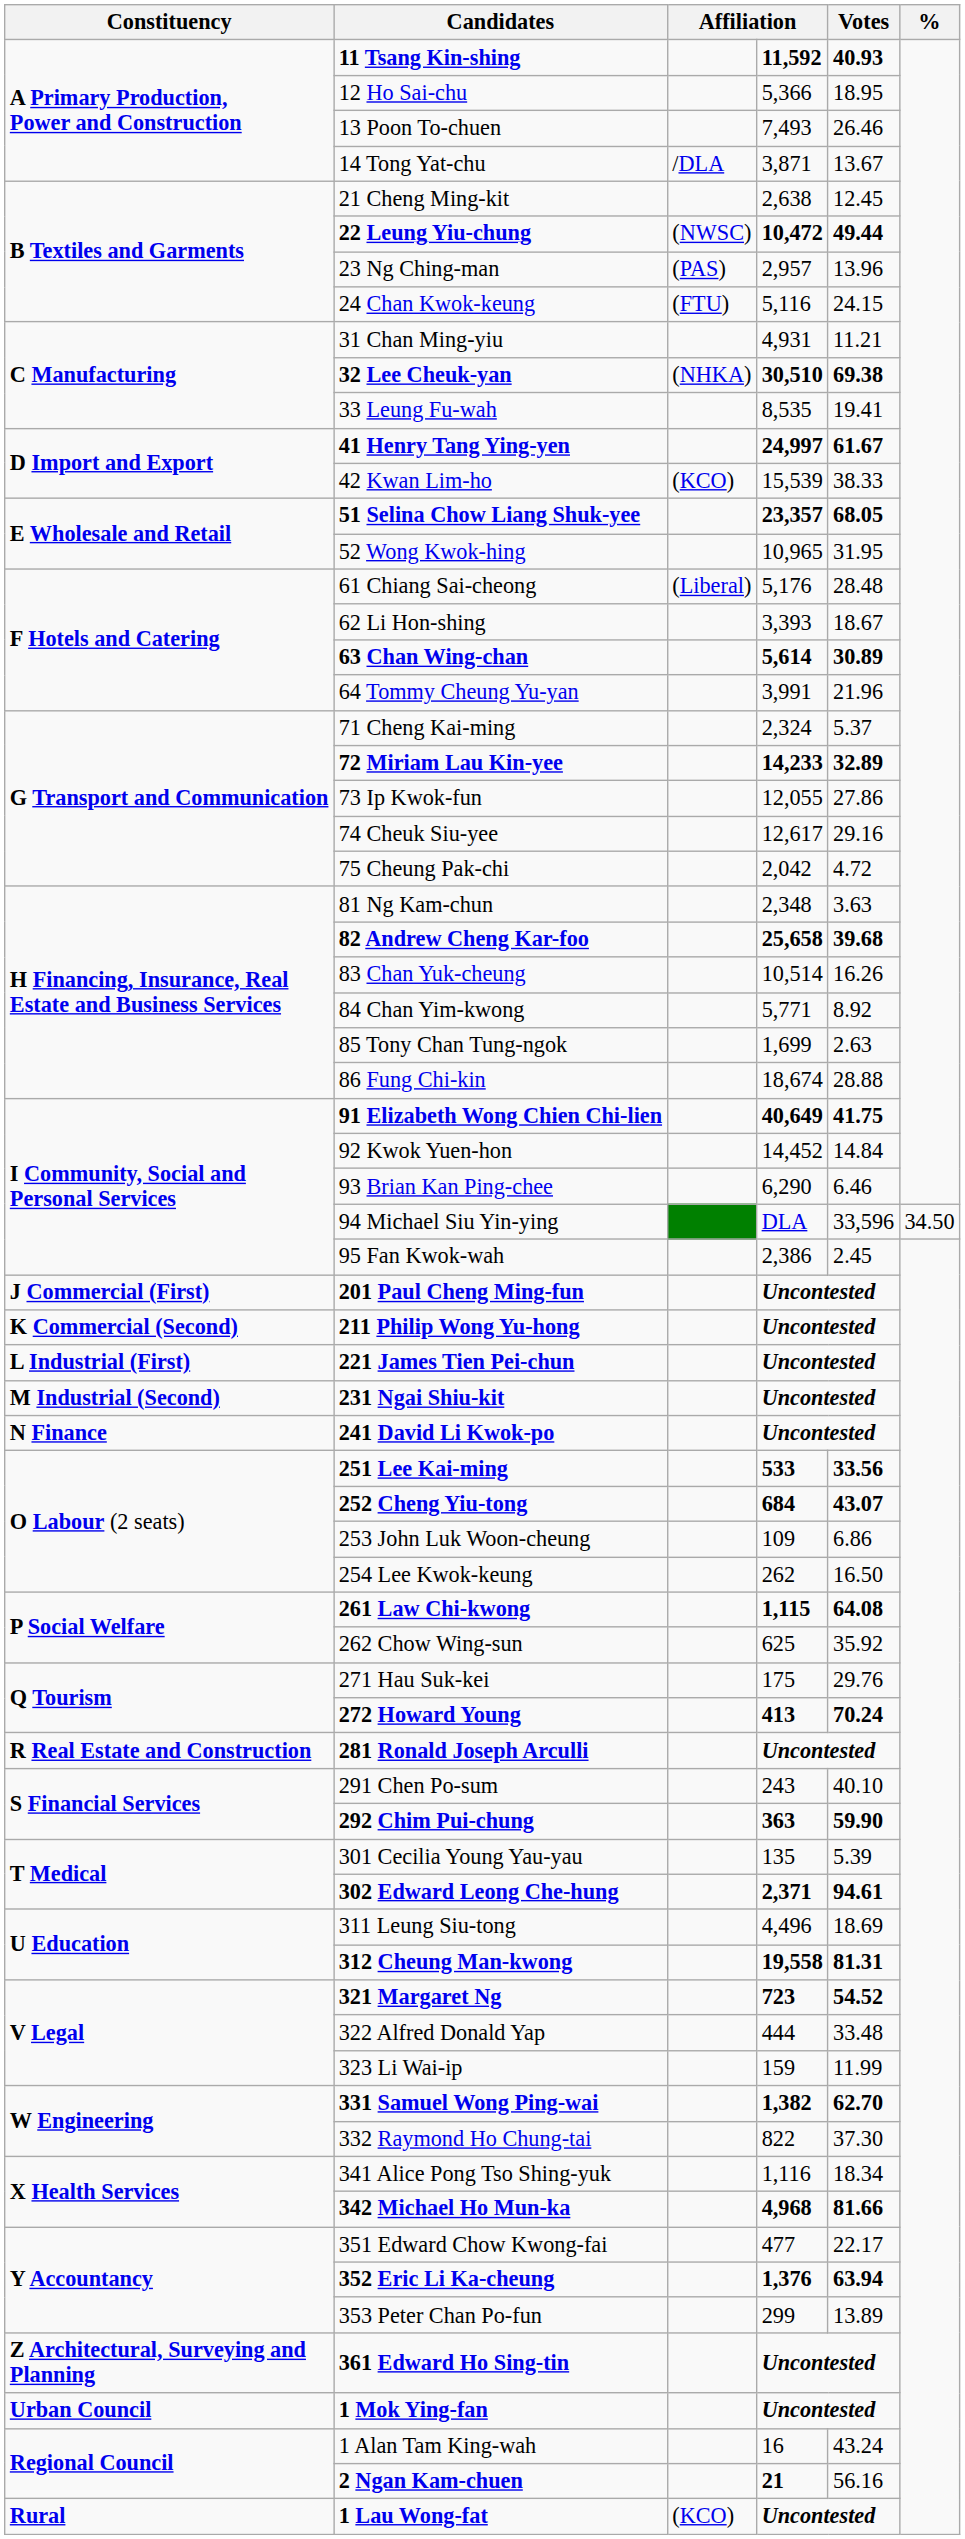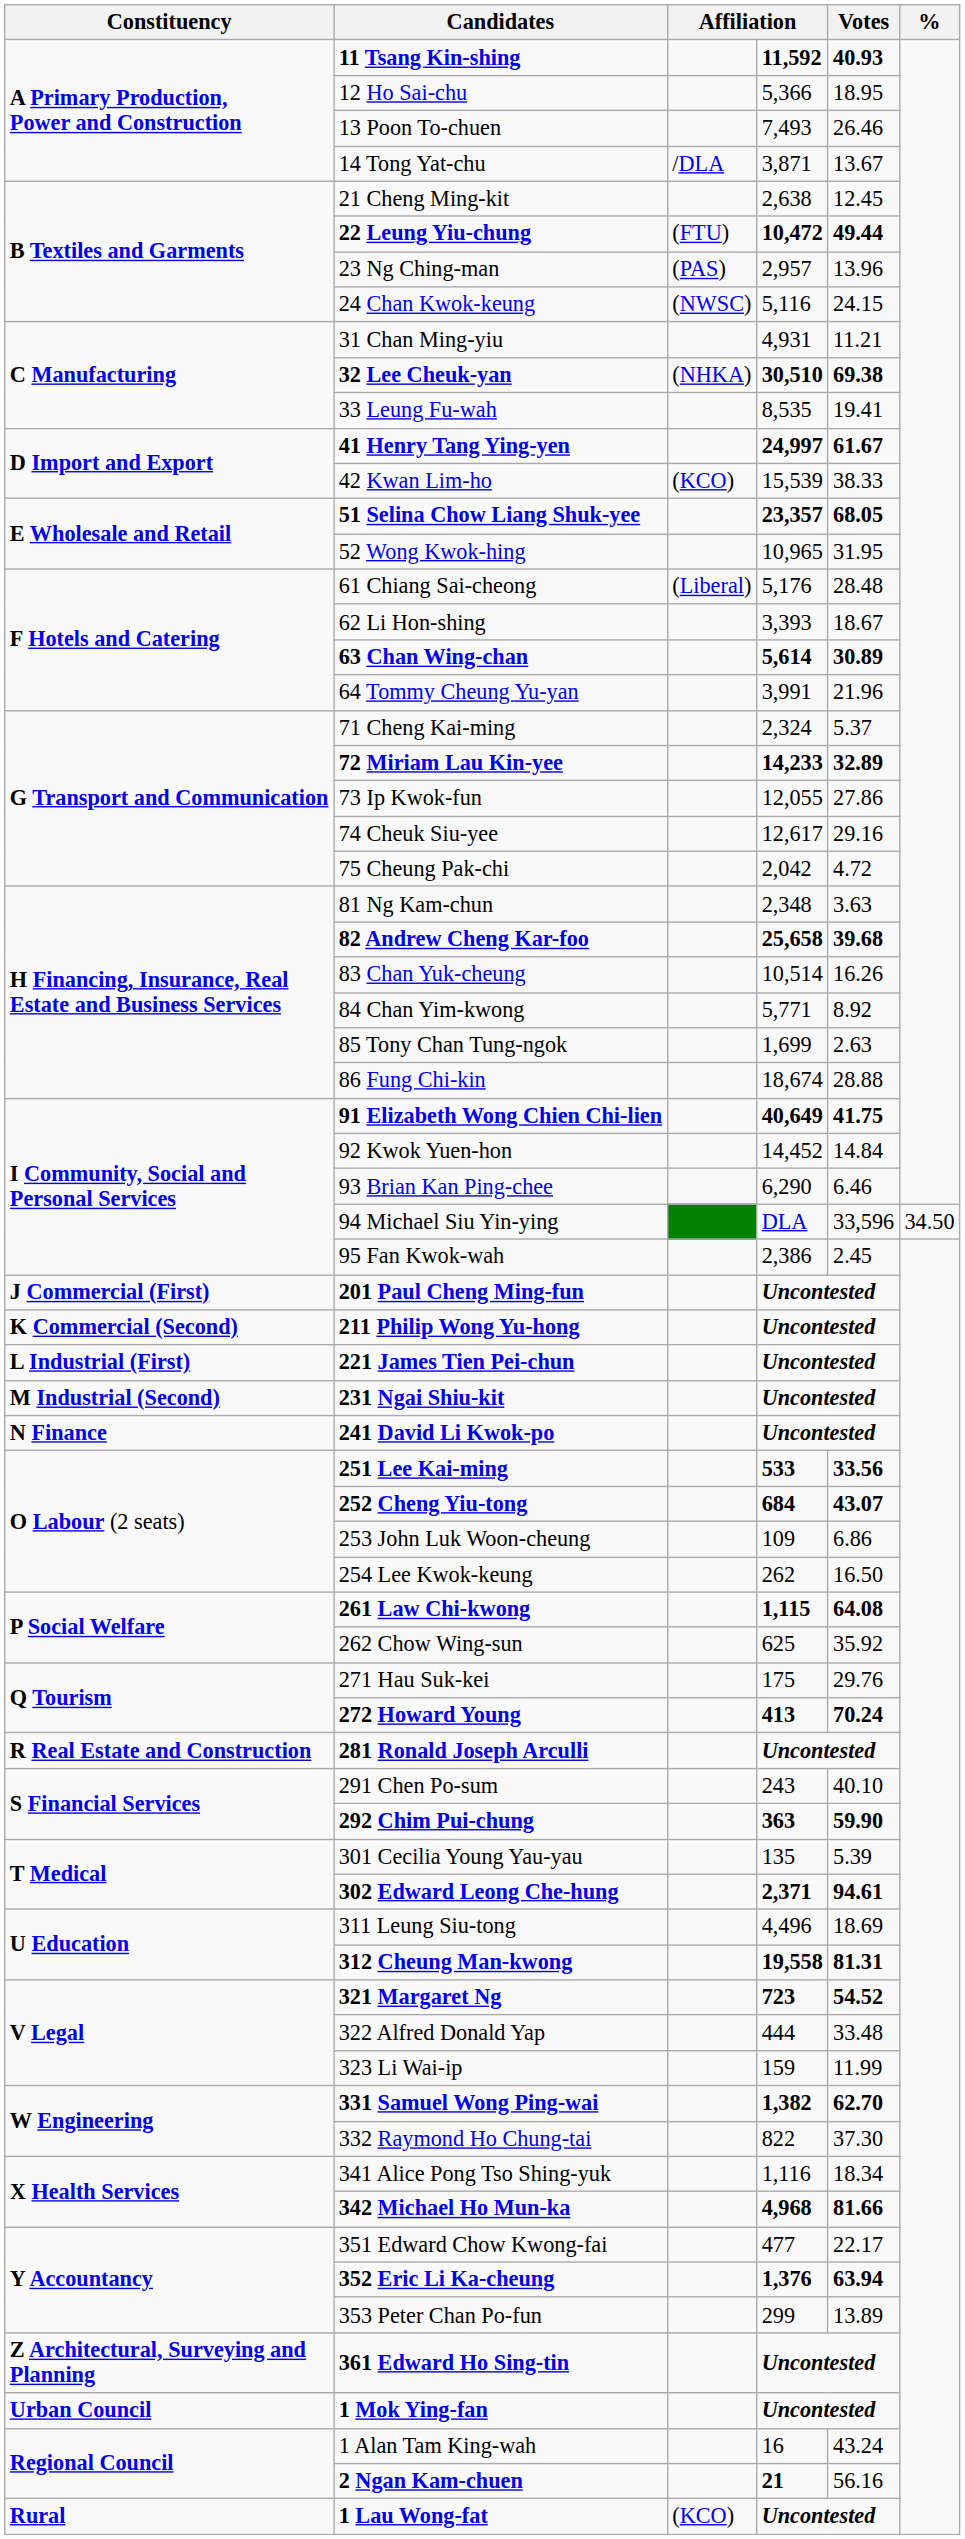(712, 233) (NWSC) -> (701, 233) (FTU)
(701, 304) (FTU) -> (712, 304) (NWSC)
